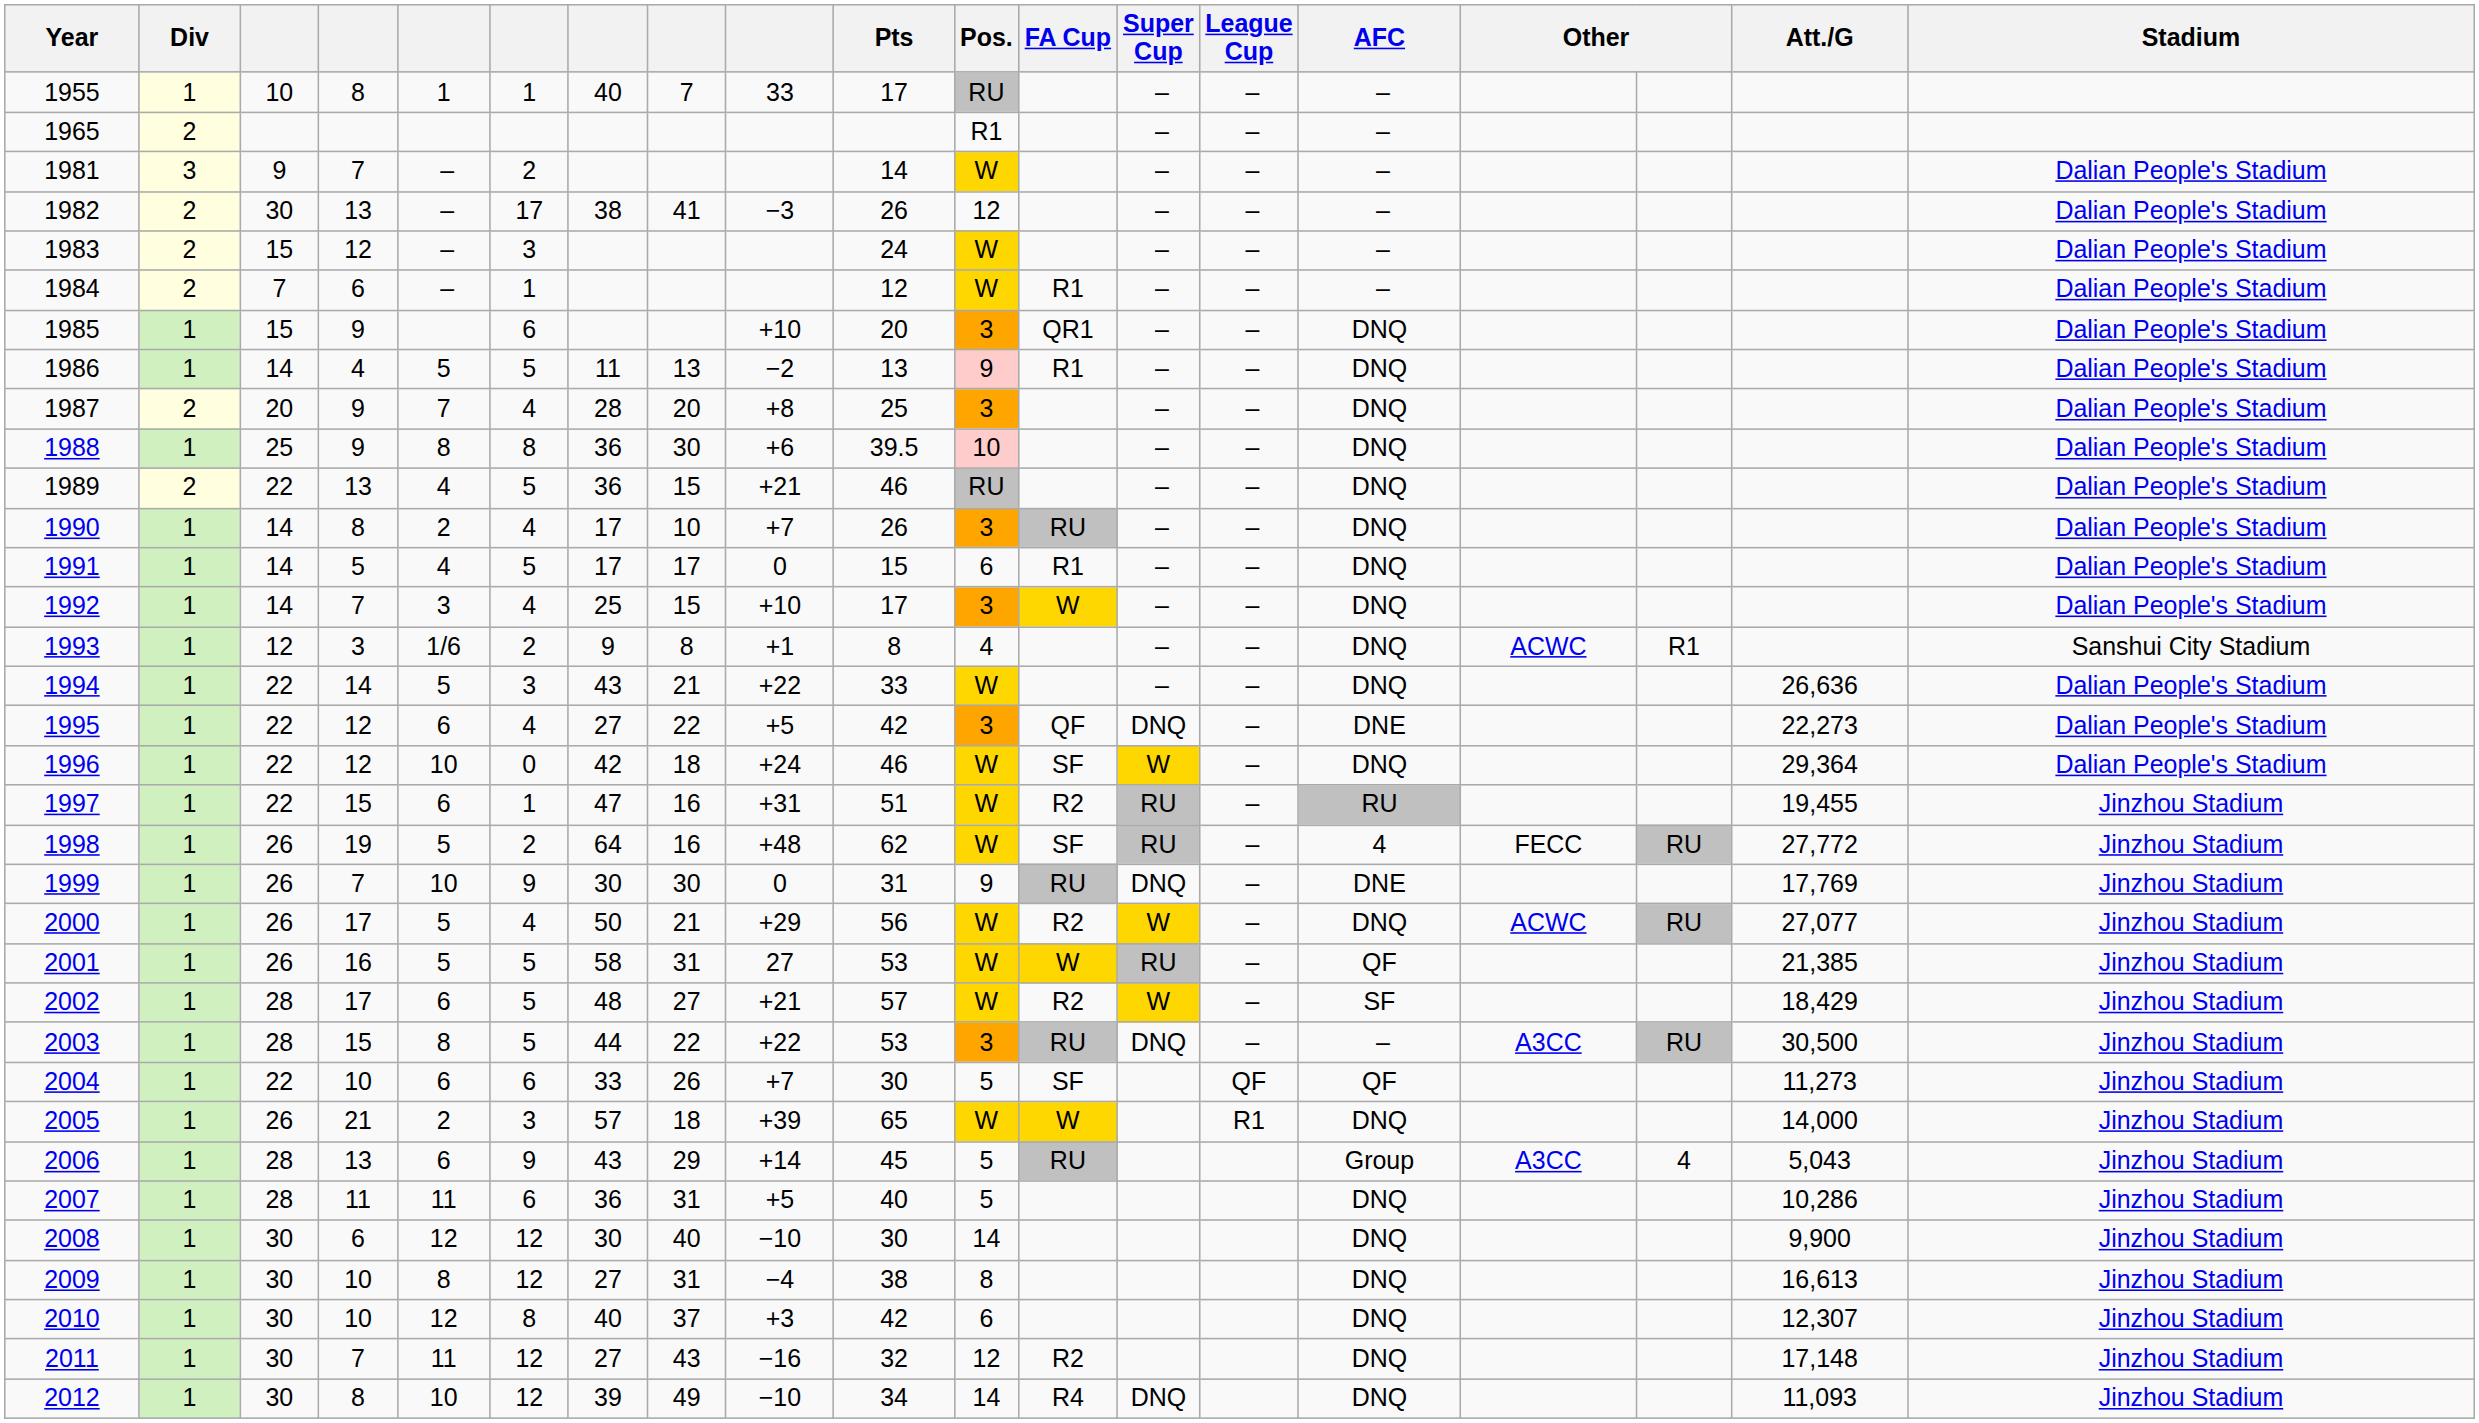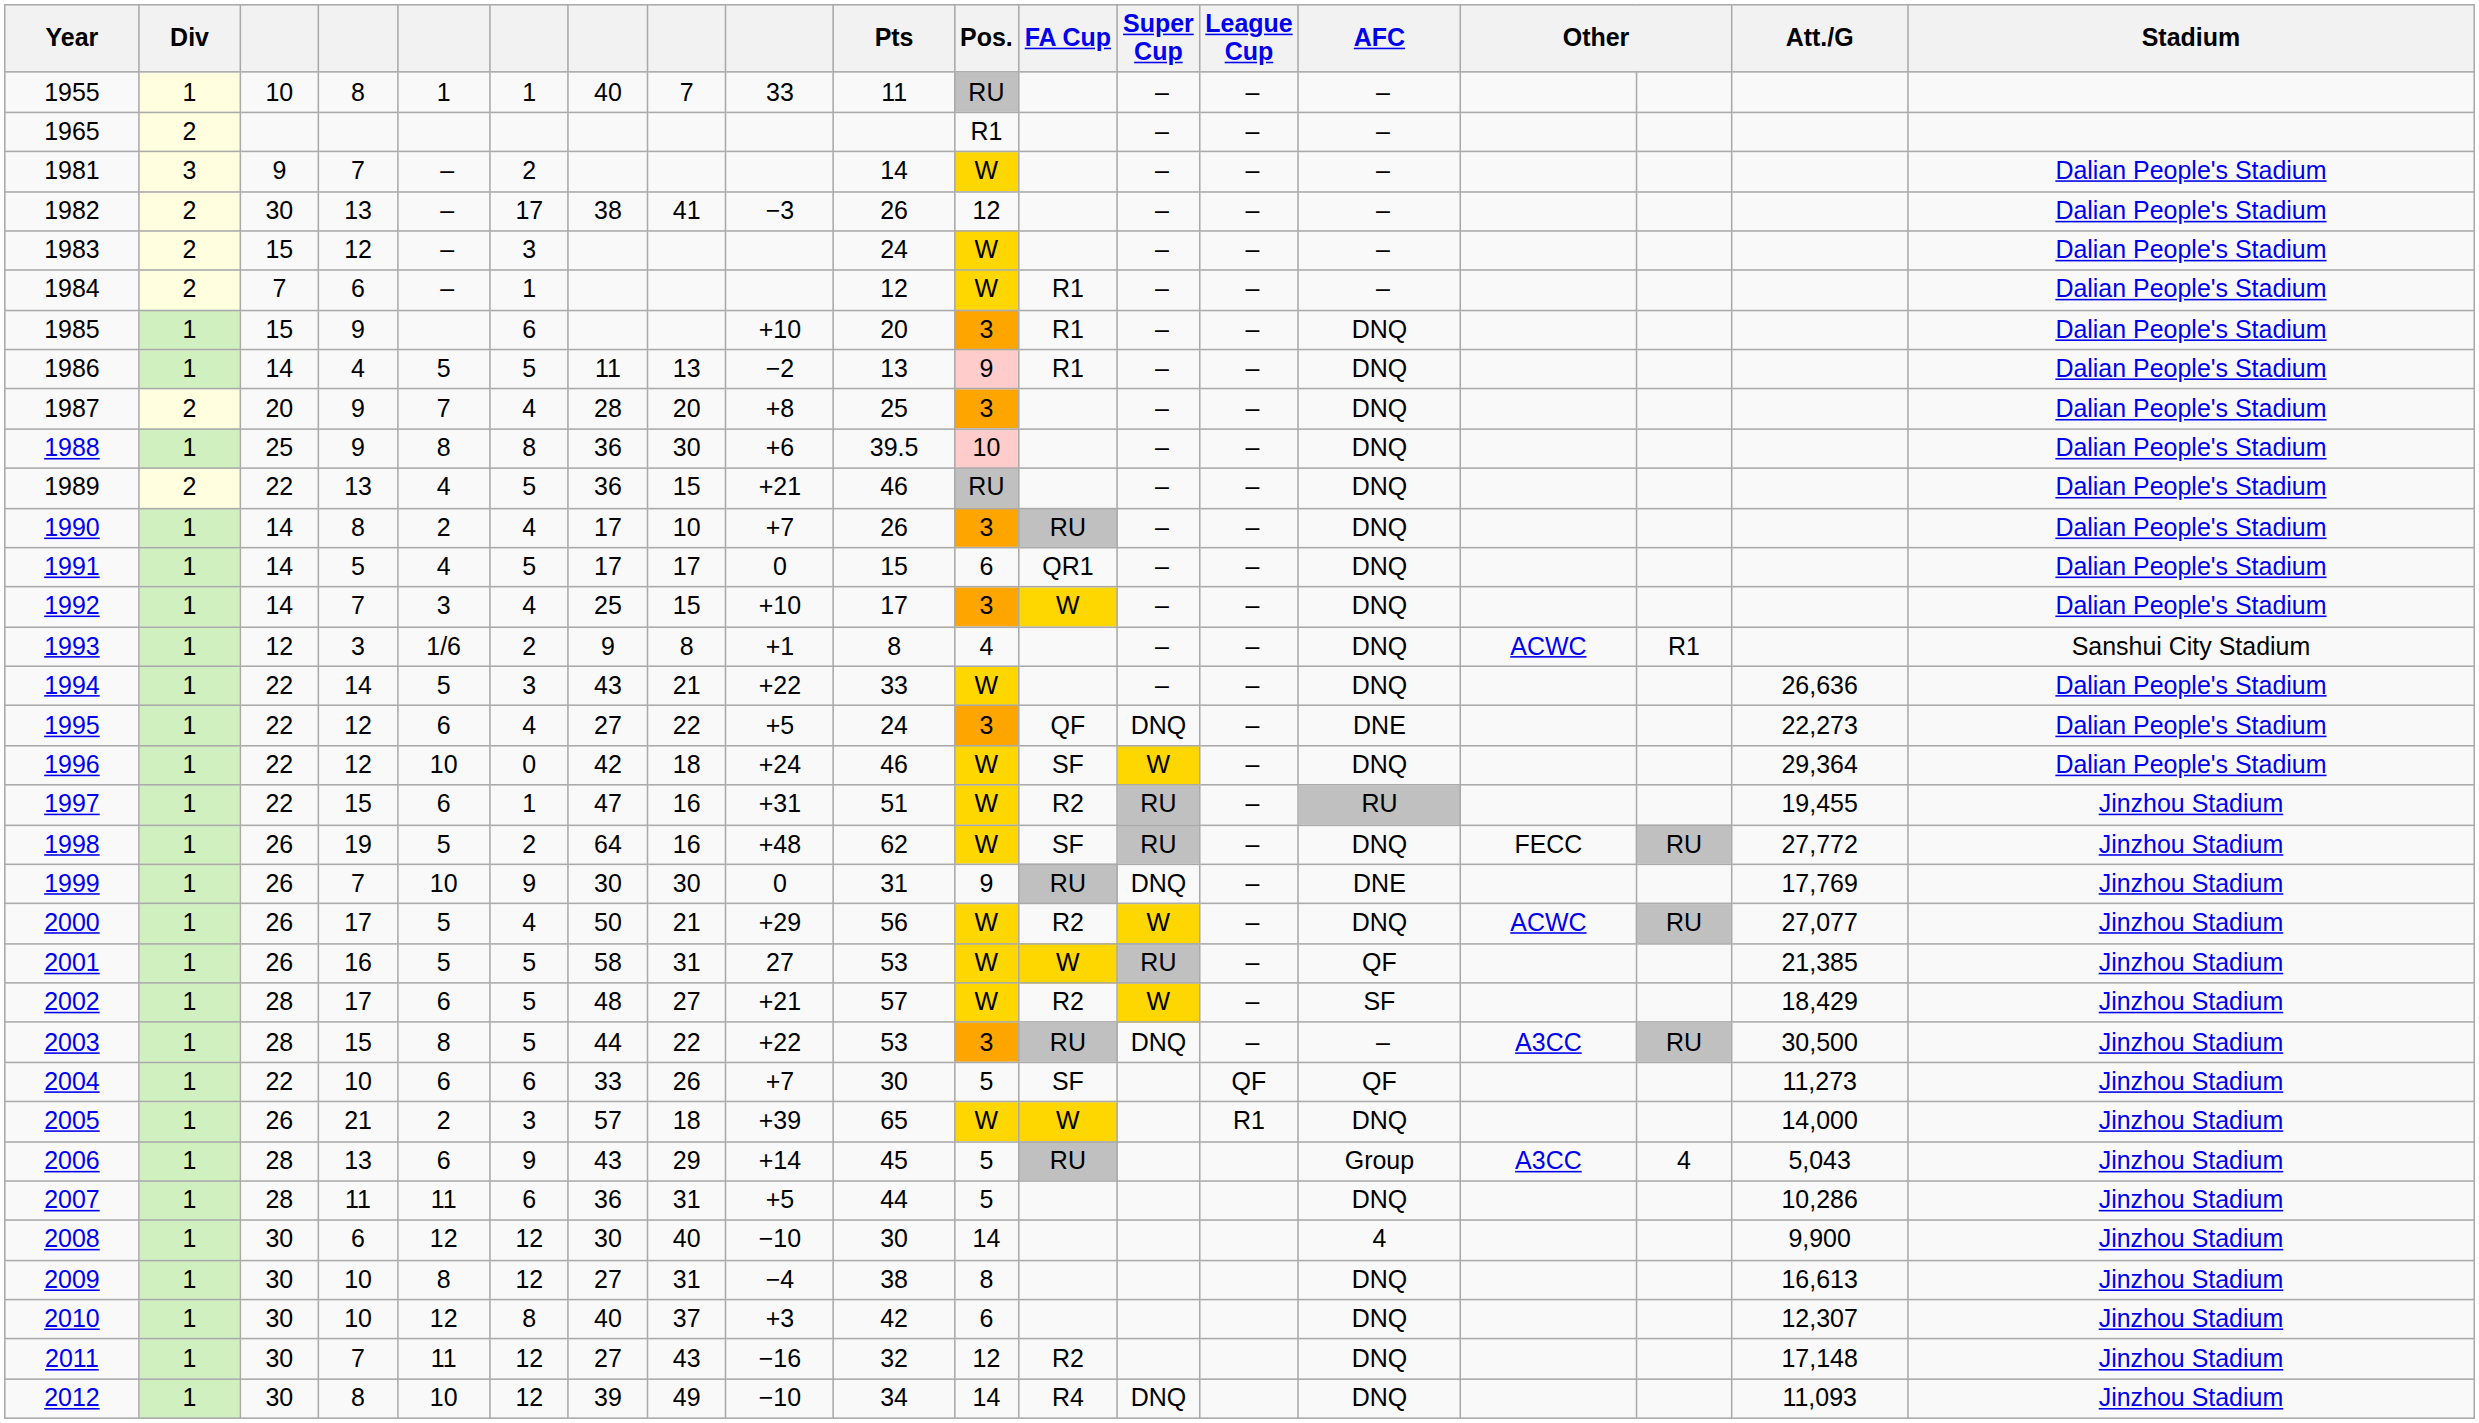(894, 91) 17 -> (894, 91) 11
(1068, 329) QR1 -> (1068, 329) R1
(1068, 566) R1 -> (1068, 566) QR1
(894, 725) 42 -> (894, 725) 24
(1379, 844) 4 -> (1379, 844) DNQ
(894, 1200) 40 -> (894, 1200) 44
(1379, 1239) DNQ -> (1379, 1239) 4
